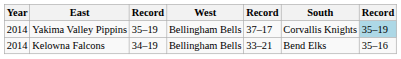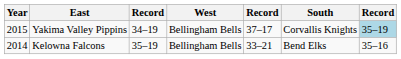(17, 29) 2014 -> (17, 29) 2015
(145, 29) 35–19 -> (145, 29) 34–19
(145, 45) 34–19 -> (145, 45) 35–19
